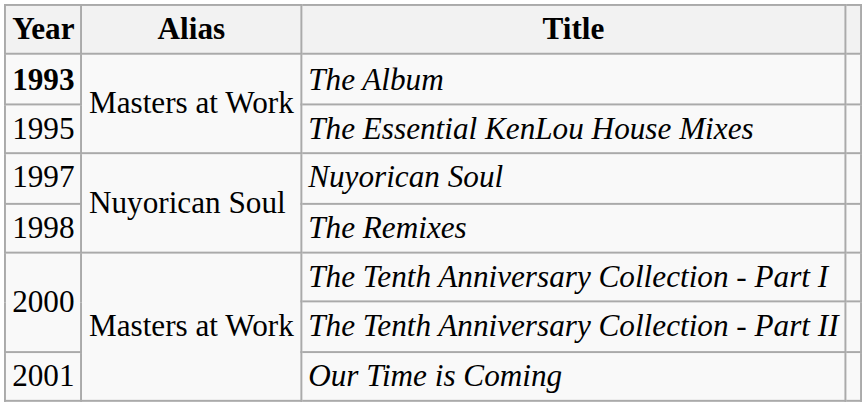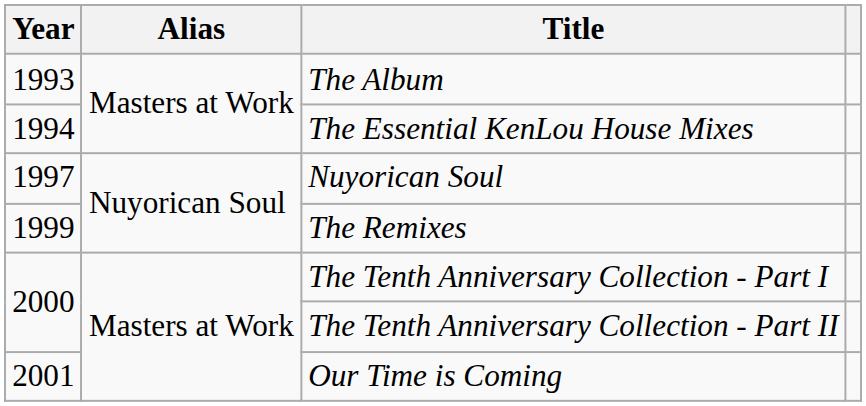(43, 78) bold -> (43, 78) normal
(43, 128) 1995 -> (43, 128) 1994
(43, 227) 1998 -> (43, 227) 1999
